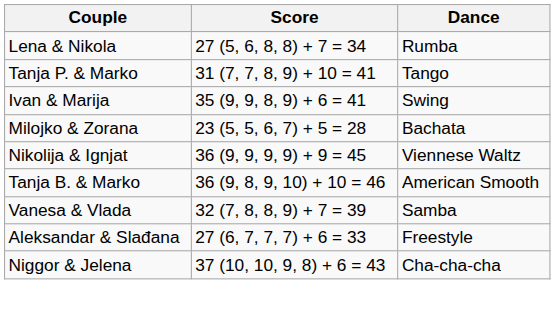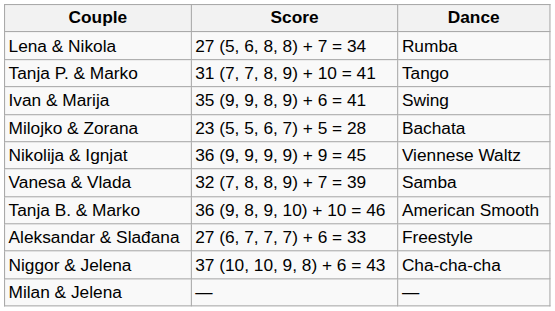rows swapped: (74, 182) <-> (70, 210)
+ row: (65, 292)
